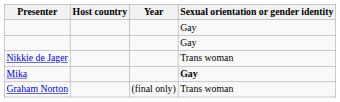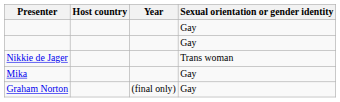(189, 74) bold -> (188, 74) normal
(207, 89) Trans woman -> (188, 89) Gay
